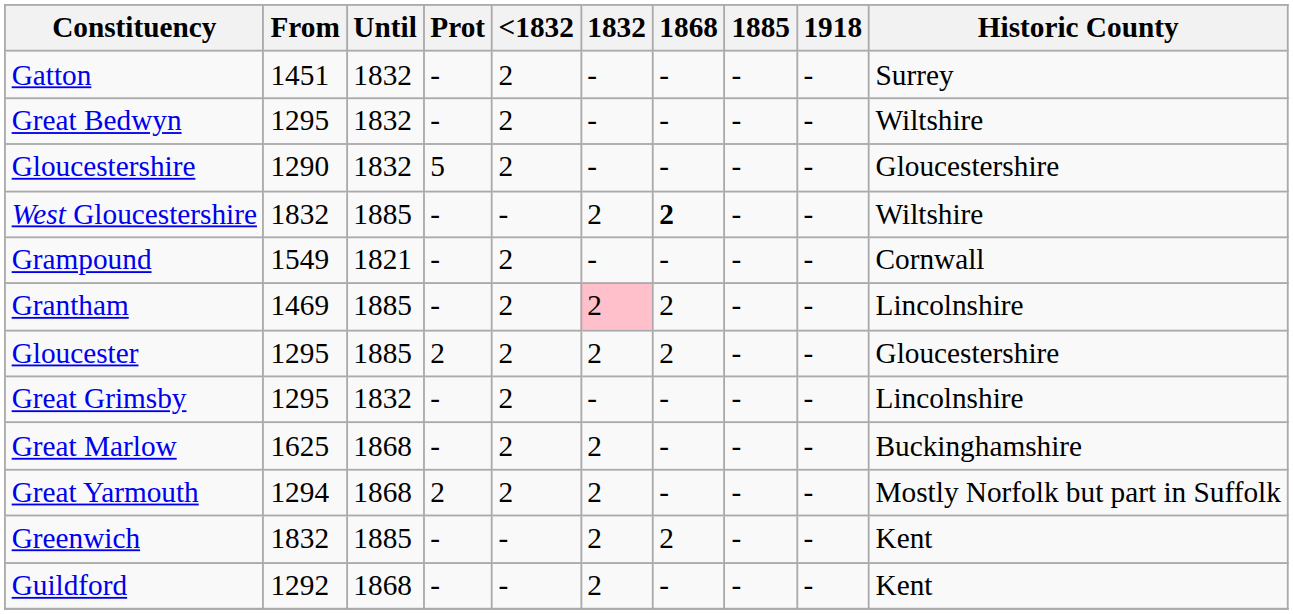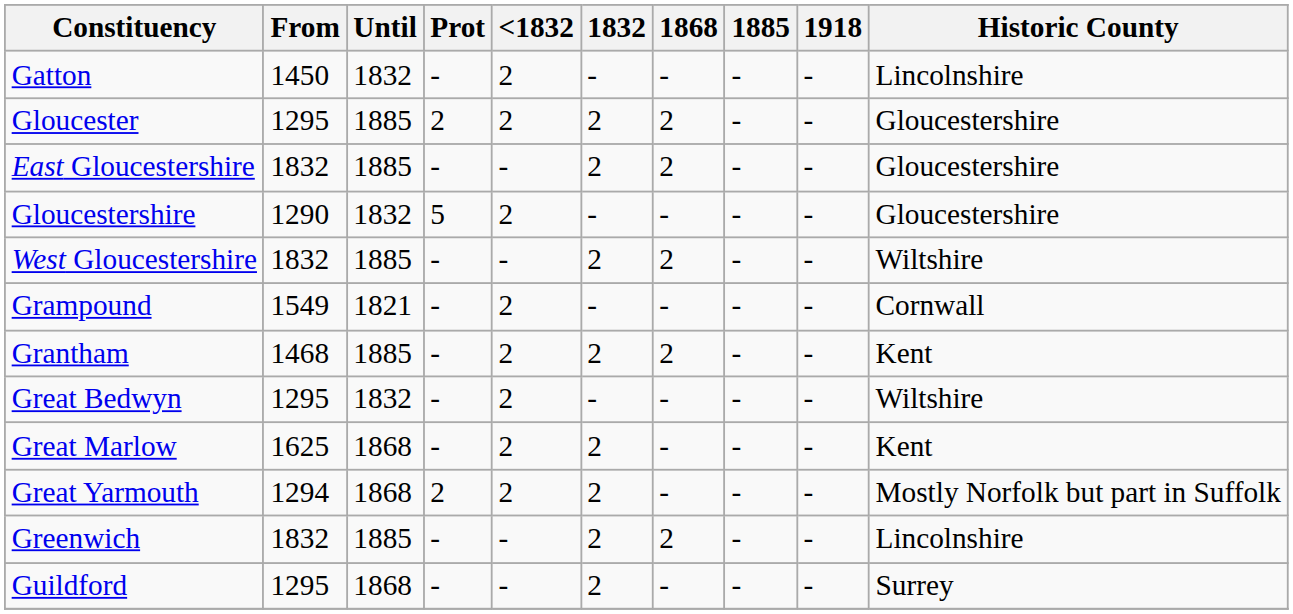(300, 74) 1451 -> (300, 74) 1450
(915, 74) Surrey -> (950, 74) Lincolnshire
rows swapped: (75, 352) <-> (97, 120)
+ row: (133, 167)
(667, 213) bold -> (667, 259) normal
(300, 306) 1469 -> (300, 352) 1468
(595, 306) pink background -> (595, 352) no background
(950, 306) Lincolnshire -> (904, 352) Kent
- row: (99, 399)
(979, 445) Buckinghamshire -> (904, 445) Kent
(904, 538) Kent -> (950, 538) Lincolnshire
(300, 584) 1292 -> (300, 584) 1295
(904, 584) Kent -> (915, 584) Surrey
